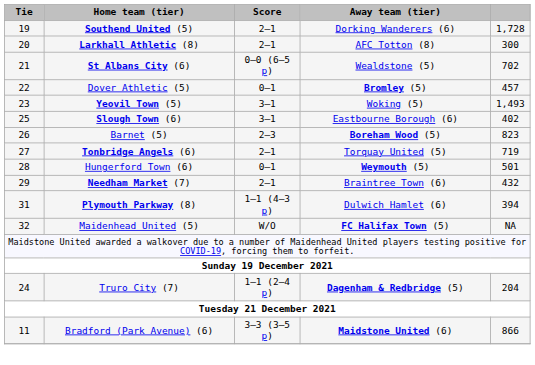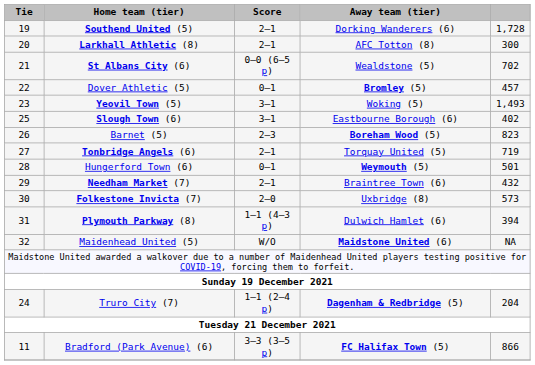+ row: (139, 199)
(395, 226) FC Halifax Town (5) -> (395, 242) Maidstone United (6)
(395, 330) Maidstone United (6) -> (395, 346) FC Halifax Town (5)
